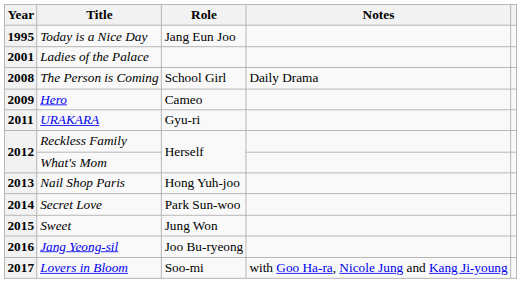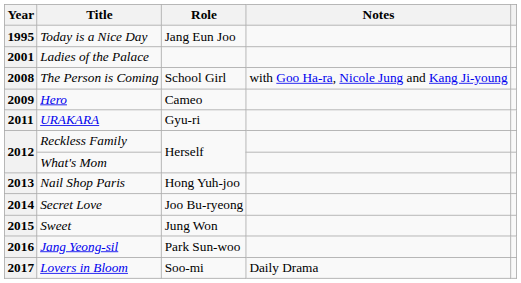(284, 78) Daily Drama -> (378, 78) with Goo Ha-ra, Nicole Jung and Kang Ji-young
(203, 204) Park Sun-woo -> (204, 204) Joo Bu-ryeong
(204, 246) Joo Bu-ryeong -> (203, 246) Park Sun-woo
(378, 267) with Goo Ha-ra, Nicole Jung and Kang Ji-young -> (284, 267) Daily Drama
